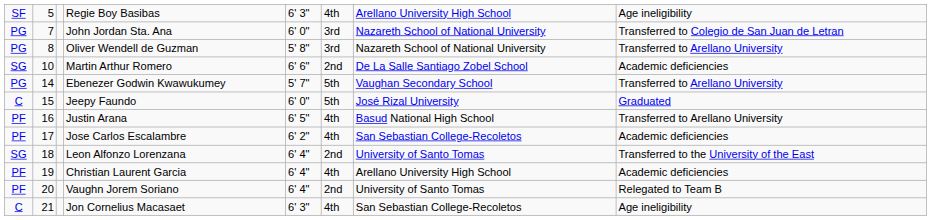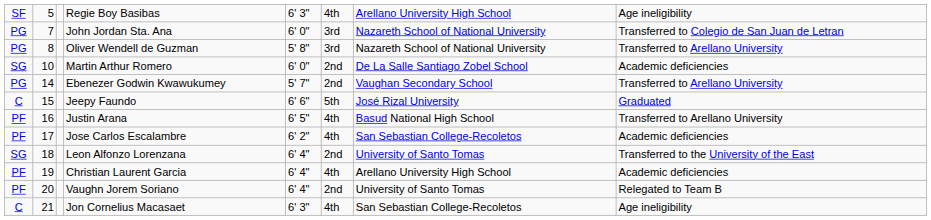(299, 66) 6' 6" -> (299, 66) 6' 0"
(332, 84) 5th -> (333, 84) 2nd
(299, 101) 6' 0" -> (299, 101) 6' 6"
